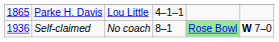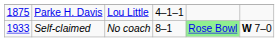(18, 12) 1865 -> (18, 12) 1875
(18, 28) 1936 -> (18, 28) 1933
